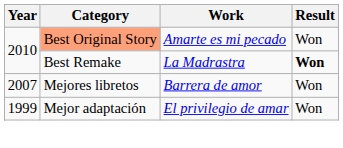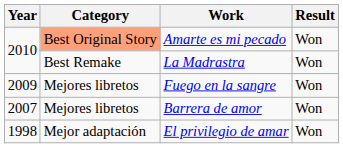(310, 62) bold -> (309, 62) normal
+ row: (220, 85)
(22, 108) 1999 -> (22, 131) 1998
